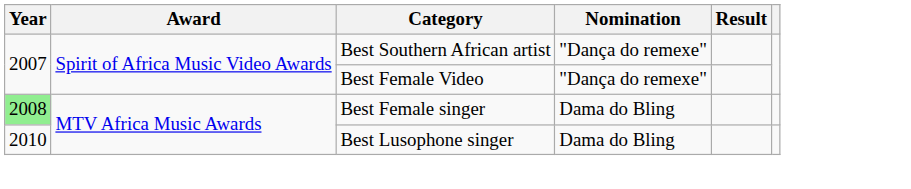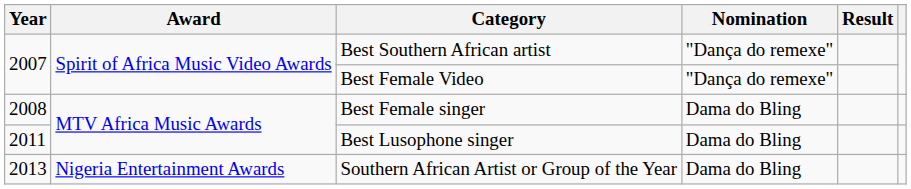(28, 109) lightgreen background -> (28, 109) no background
(28, 139) 2010 -> (27, 139) 2011
+ row: (509, 169)
